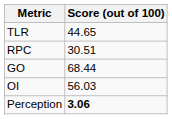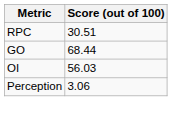- row: (18, 31)
(79, 104) bold -> (79, 86) normal
